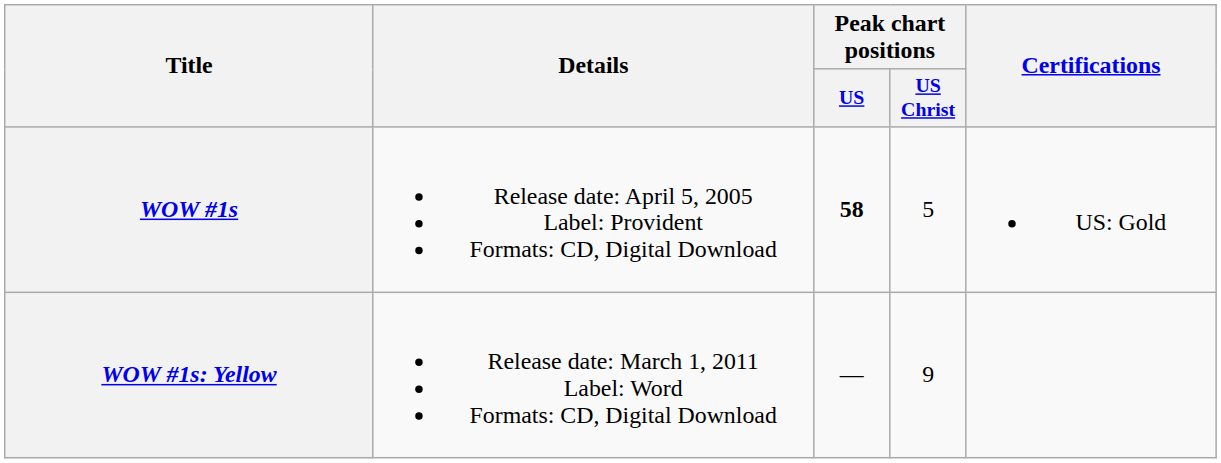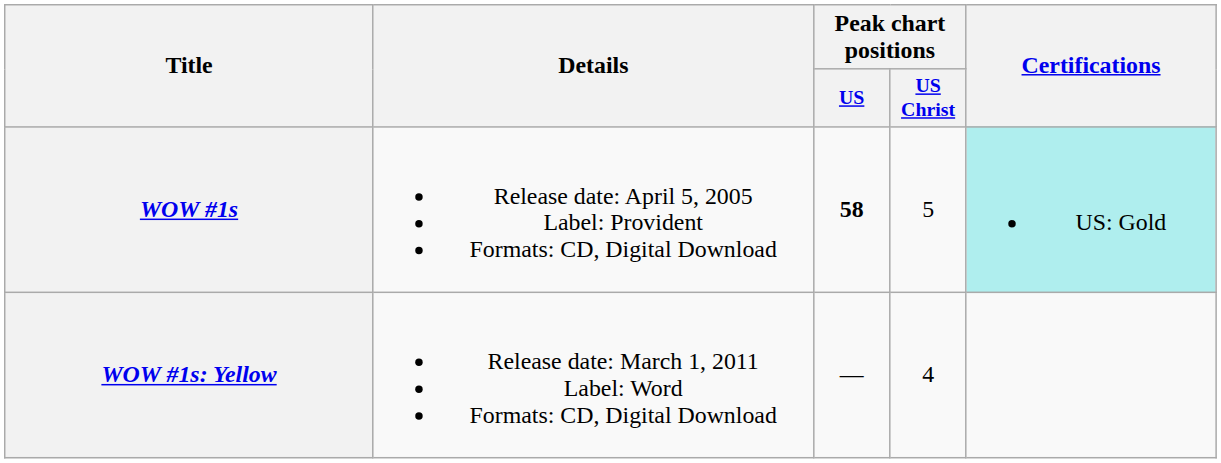(1091, 223) no background -> (1091, 223) paleturquoise background
(928, 375) 9 -> (928, 375) 4
